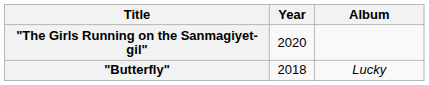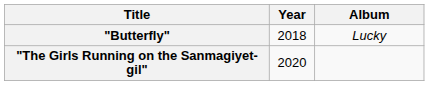rows swapped: (137, 70) <-> (137, 42)
